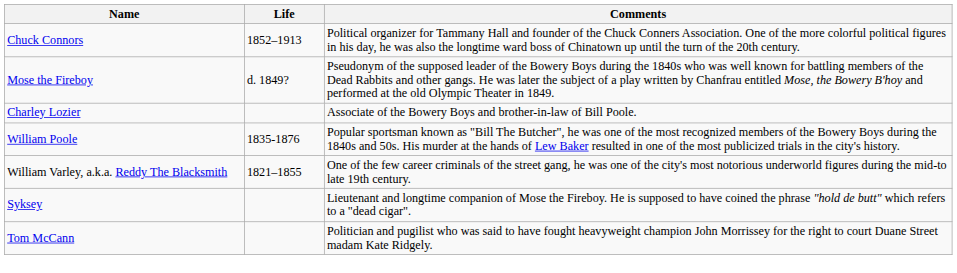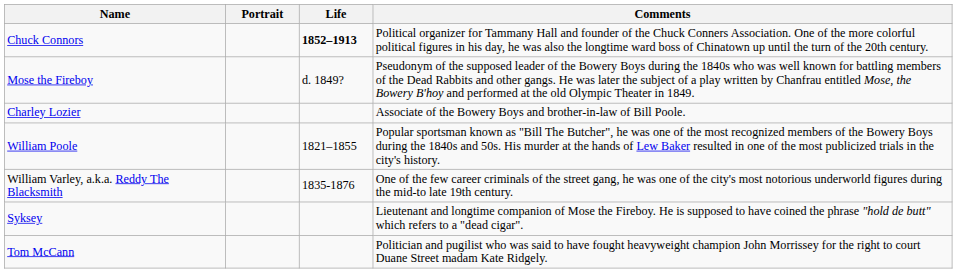+ column: (262, 14)
(274, 40) normal -> (329, 40) bold
(273, 139) 1835-1876 -> (329, 146) 1821–1855
(274, 172) 1821–1855 -> (328, 185) 1835-1876
